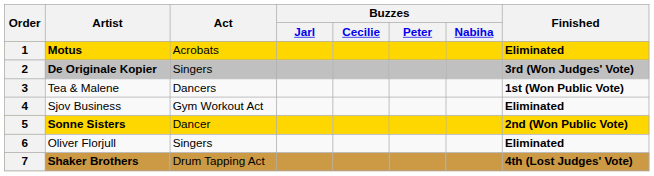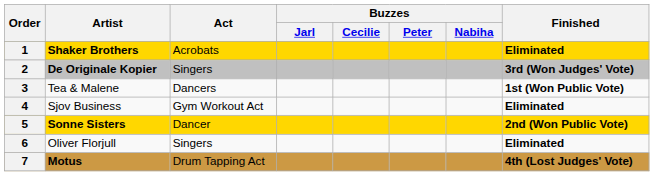(65, 50) Motus -> (93, 50) Shaker Brothers
(93, 161) Shaker Brothers -> (65, 161) Motus
